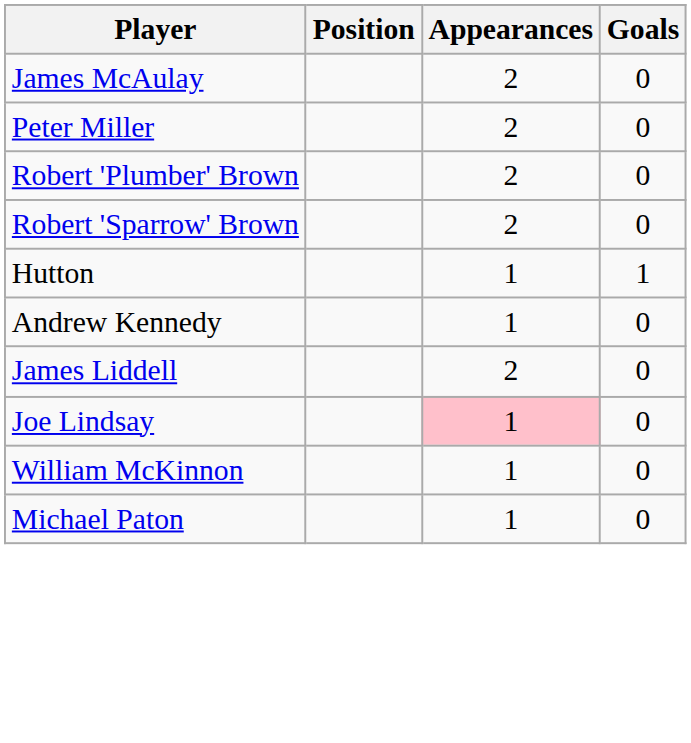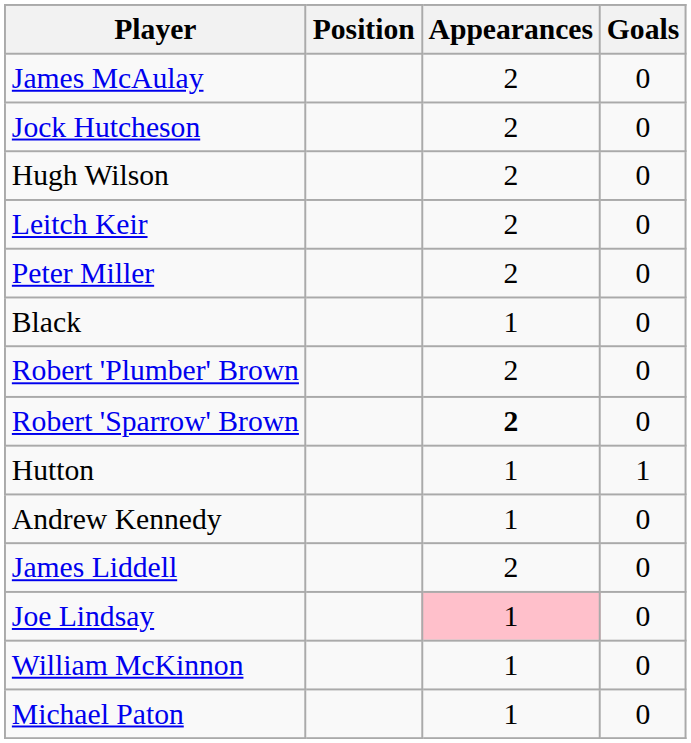+ row: (106, 126)
+ row: (90, 175)
+ row: (80, 224)
+ row: (46, 322)
(511, 224) normal -> (511, 420) bold
